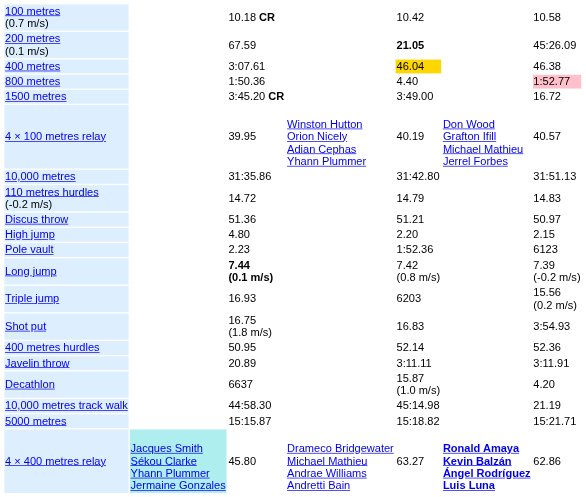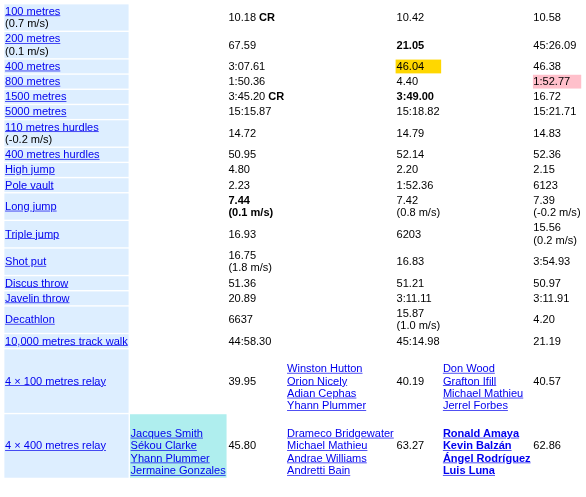(415, 96) normal -> (415, 96) bold
rows swapped: (36, 421) <-> (56, 137)
- row: (40, 177)
rows swapped: (52, 348) <-> (37, 219)
